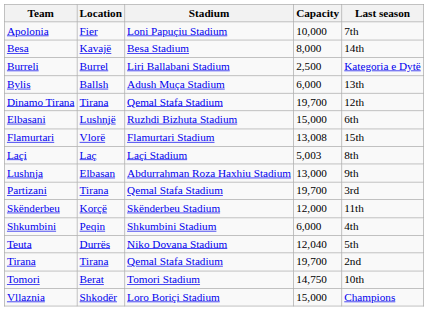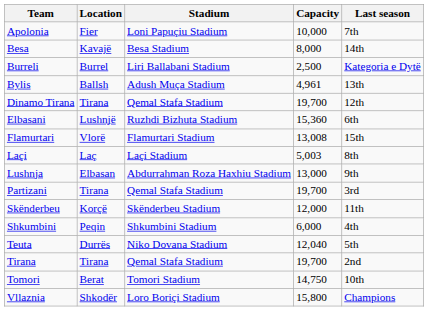(309, 84) 6,000 -> (309, 84) 4,961
(312, 119) 15,000 -> (312, 119) 15,360
(312, 297) 15,000 -> (312, 297) 15,800
